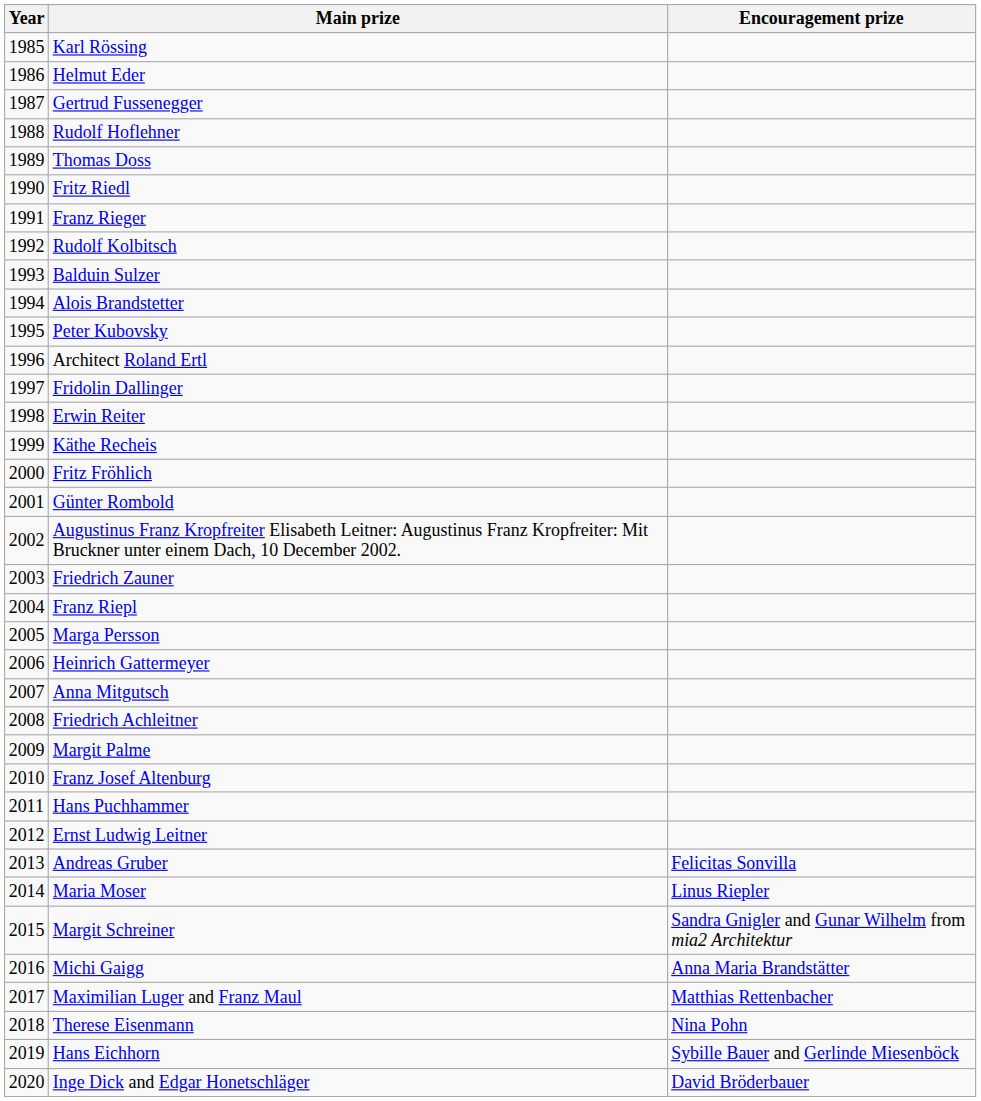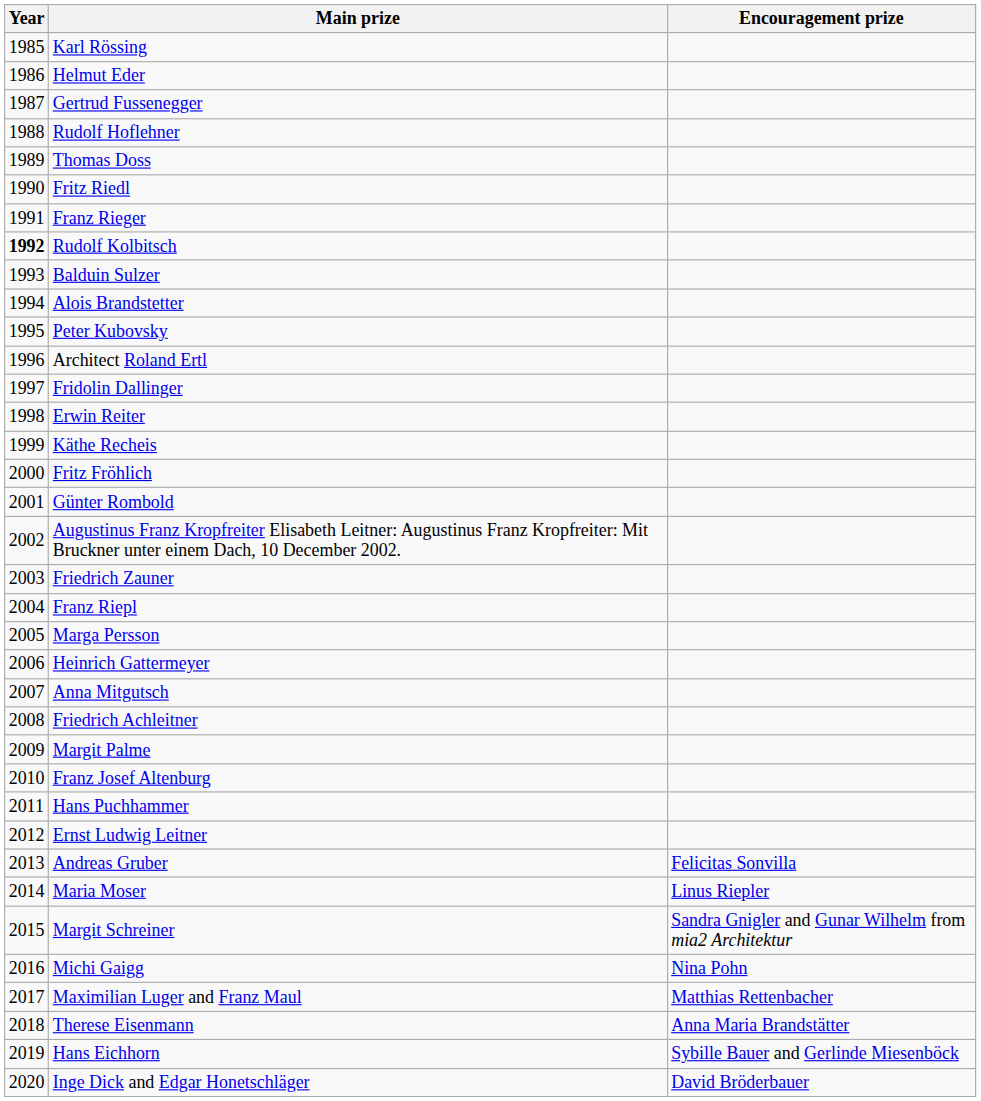(27, 246) normal -> (27, 246) bold
(760, 968) Anna Maria Brandstätter -> (709, 968) Nina Pohn
(709, 1025) Nina Pohn -> (760, 1025) Anna Maria Brandstätter
